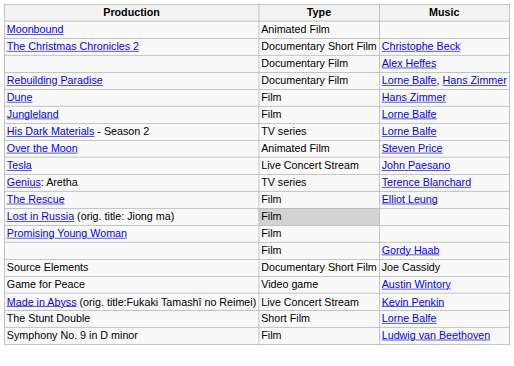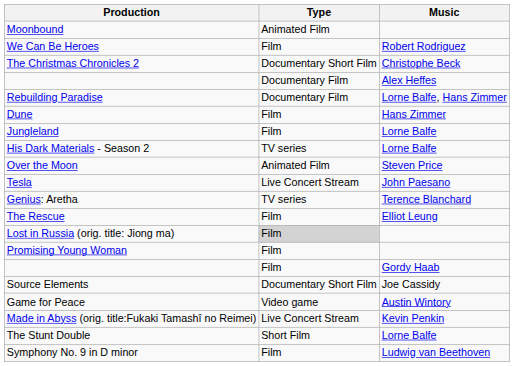+ row: (53, 47)
